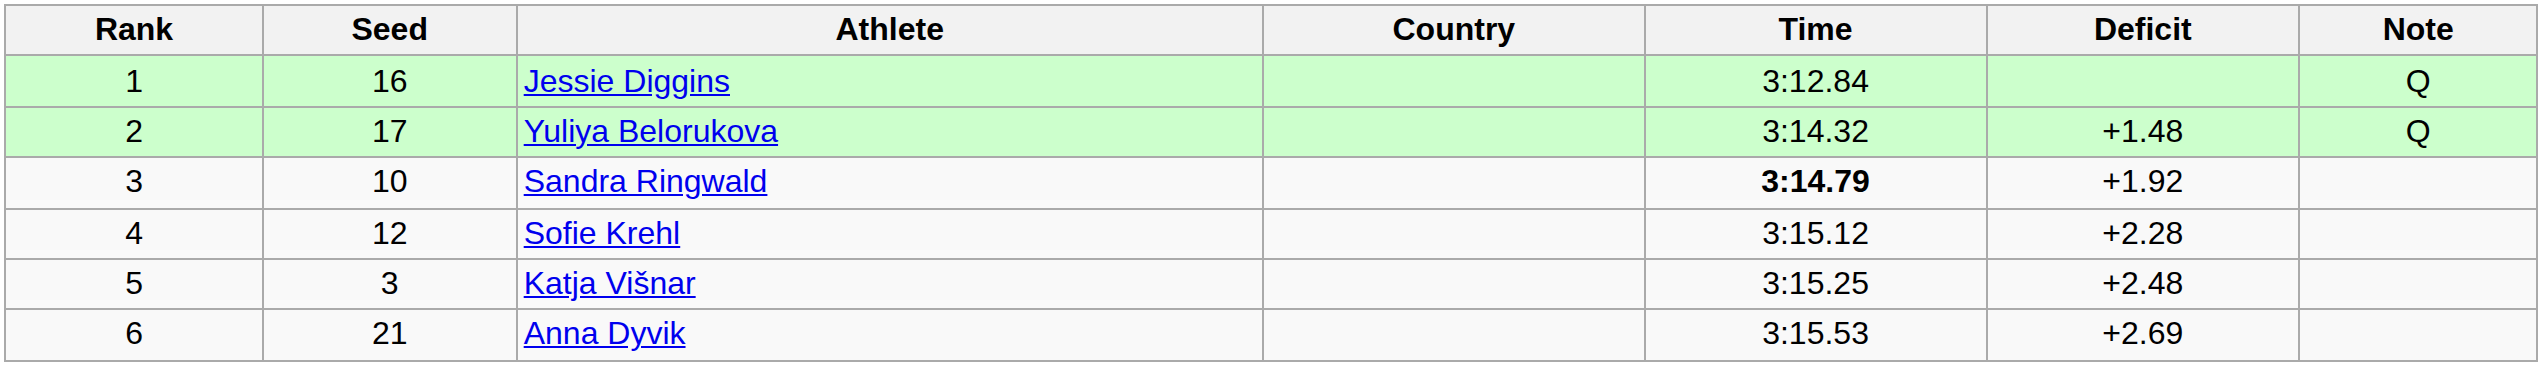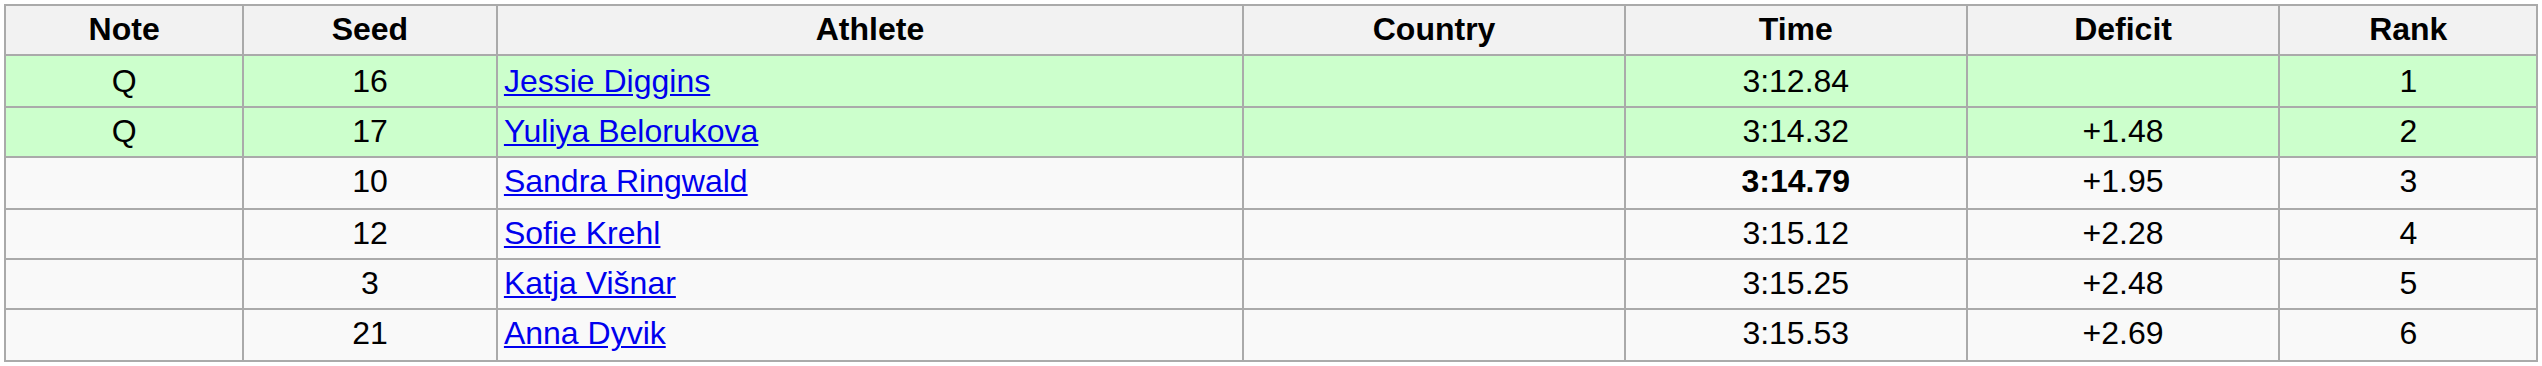columns swapped: (134, 29) <-> (2418, 29)
(2143, 182) +1.92 -> (2123, 182) +1.95
